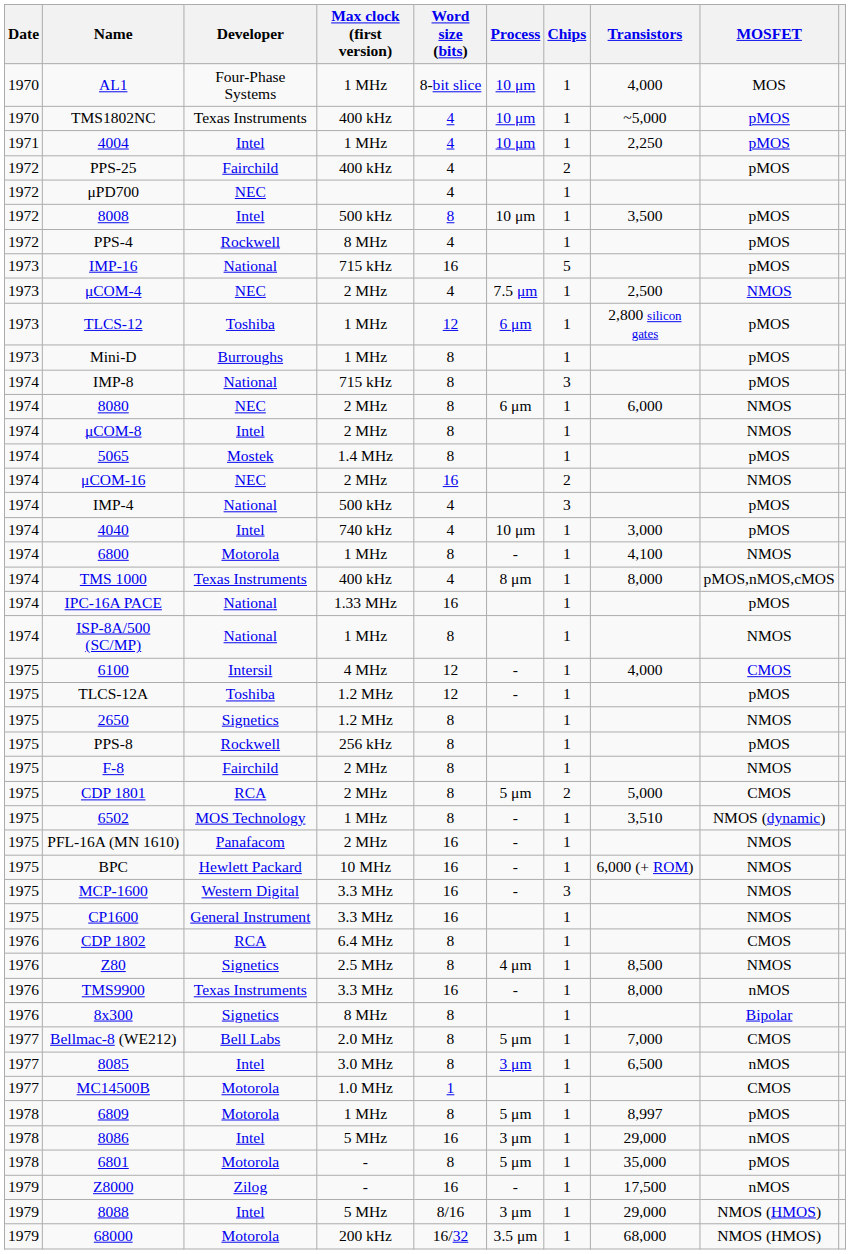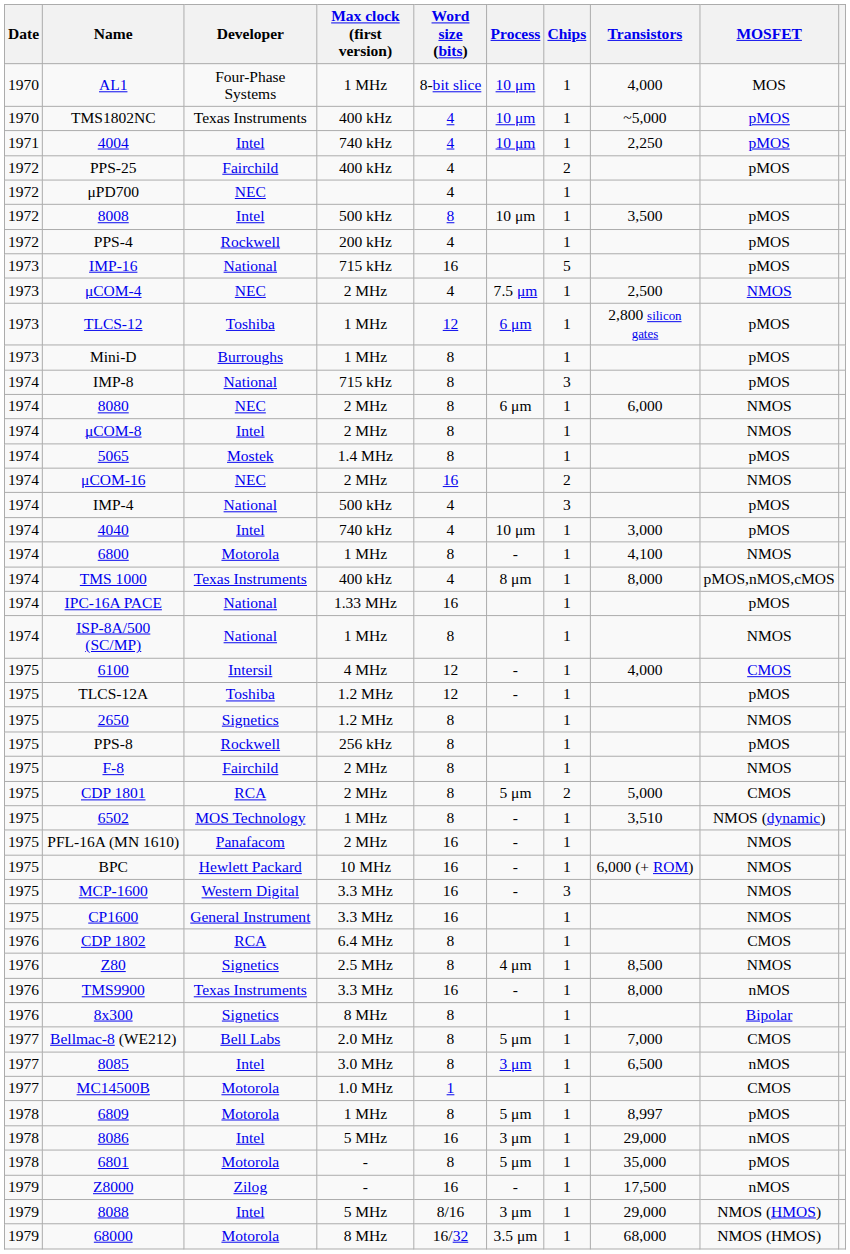(365, 143) 1 MHz -> (365, 143) 740 kHz
(365, 241) 8 MHz -> (365, 241) 200 kHz
(365, 1236) 200 kHz -> (365, 1236) 8 MHz
